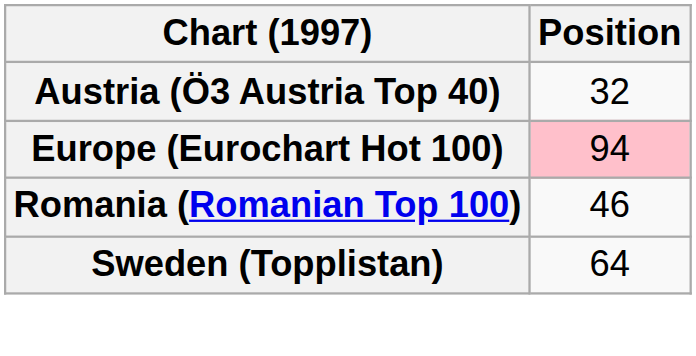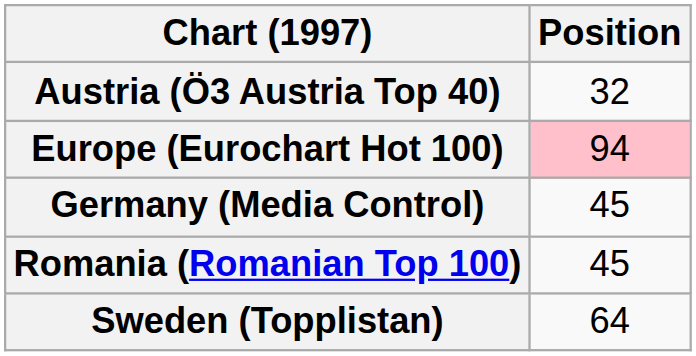+ row: (267, 206)
(610, 206) 46 -> (610, 263) 45
